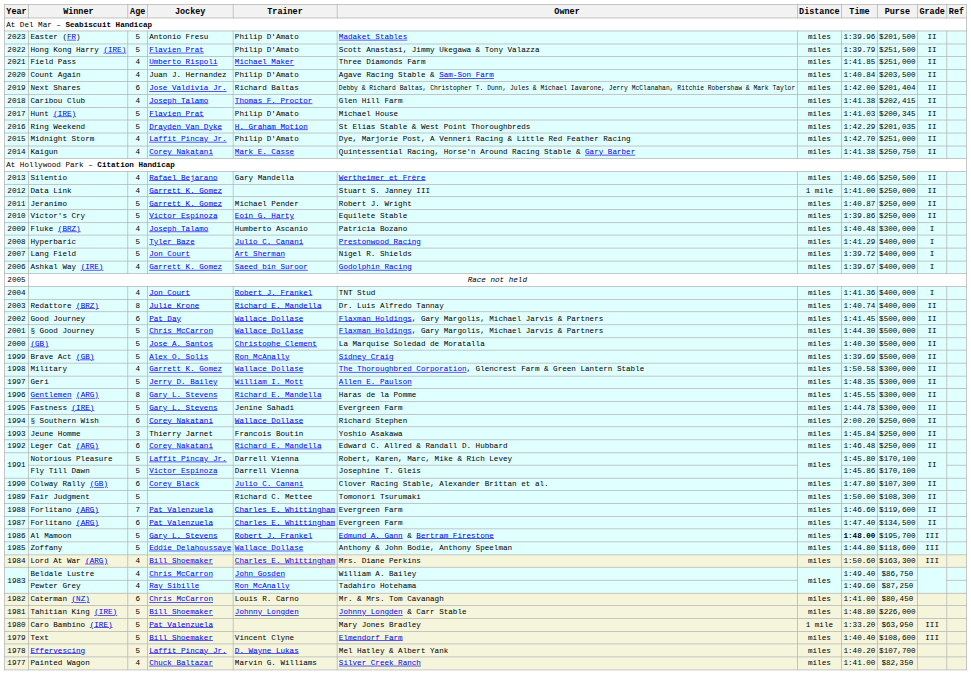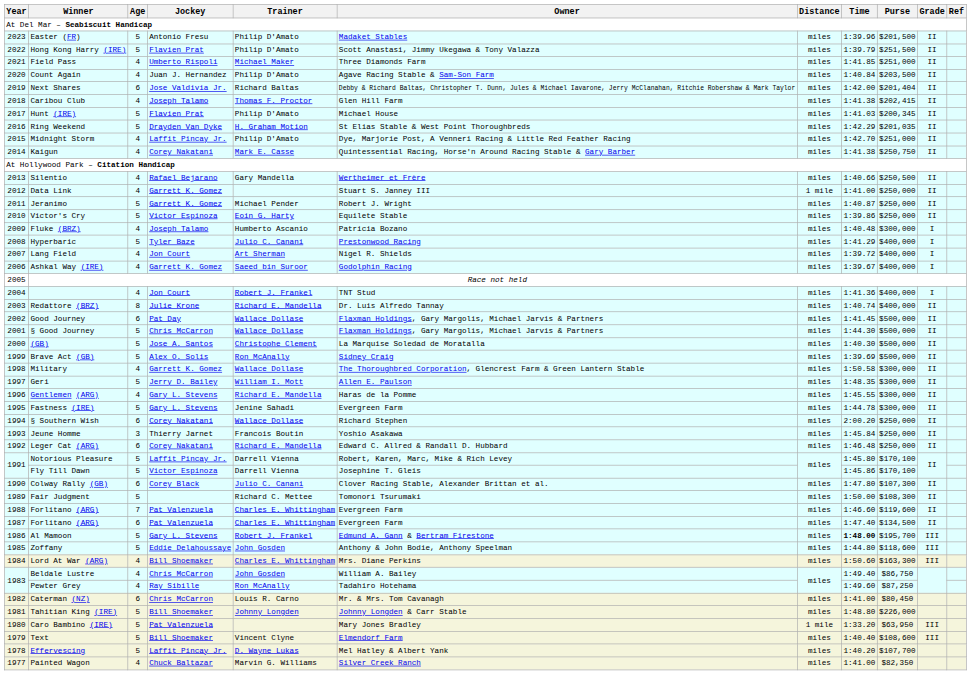(138, 254) 5 -> (138, 254) 4
(138, 395) 8 -> (138, 395) 4
(269, 548) Wallace Dollase -> (260, 548) John Gosden
